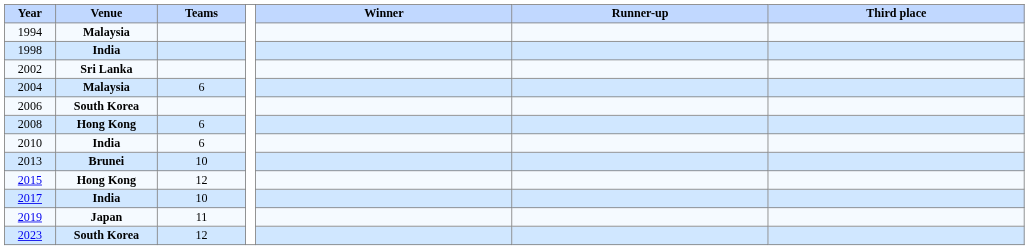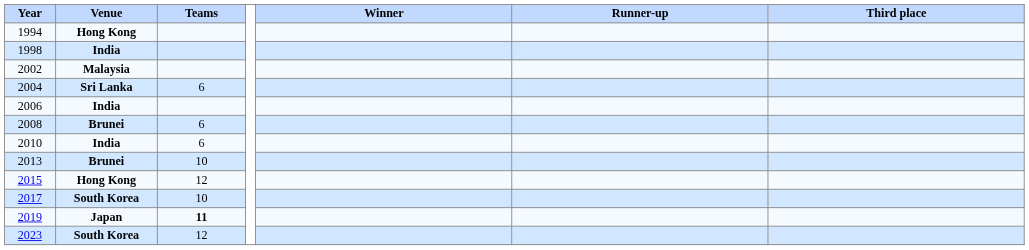(106, 32) Malaysia -> (106, 32) Hong Kong
(106, 69) Sri Lanka -> (106, 69) Malaysia
(106, 87) Malaysia -> (106, 87) Sri Lanka
(106, 106) South Korea -> (106, 106) India
(106, 124) Hong Kong -> (106, 124) Brunei
(106, 198) India -> (106, 198) South Korea
(201, 217) normal -> (201, 217) bold
